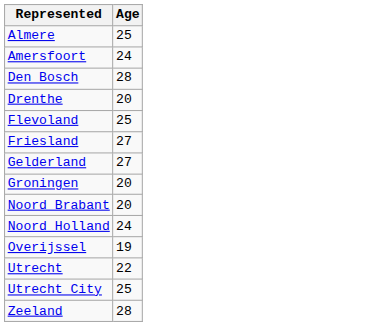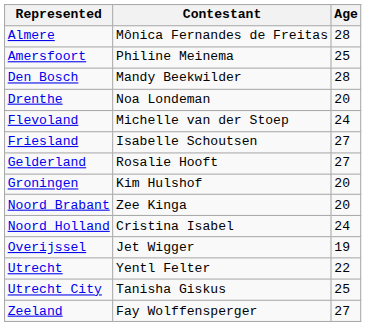+ column: (222, 15)
(124, 37) 25 -> (342, 37) 28
(124, 58) 24 -> (342, 58) 25
(124, 121) 25 -> (342, 121) 24
(124, 311) 28 -> (342, 311) 27
